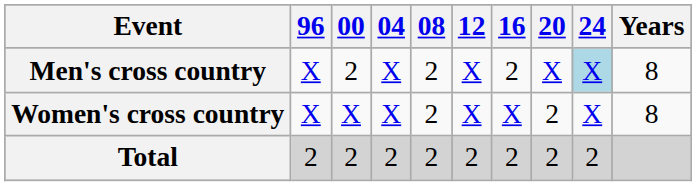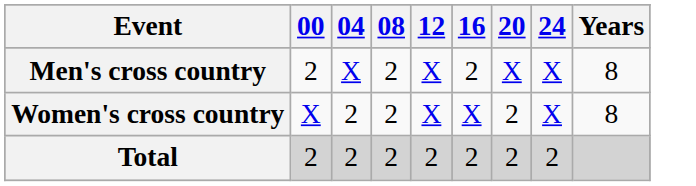- column: (311, 26)
(592, 69) lightblue background -> (552, 69) no background
(391, 113) X -> (351, 113) 2
